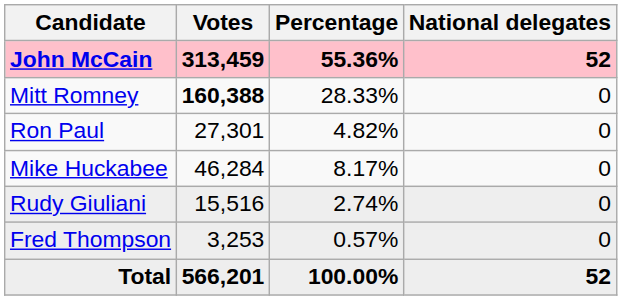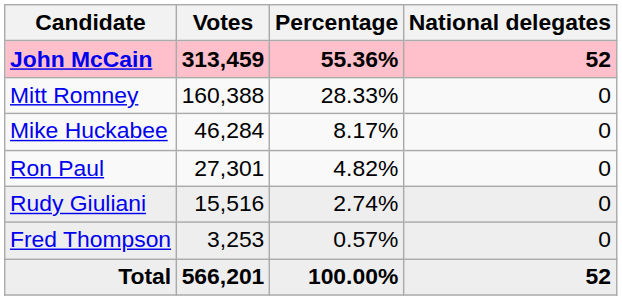(223, 95) bold -> (223, 95) normal
rows swapped: (89, 167) <-> (57, 131)
